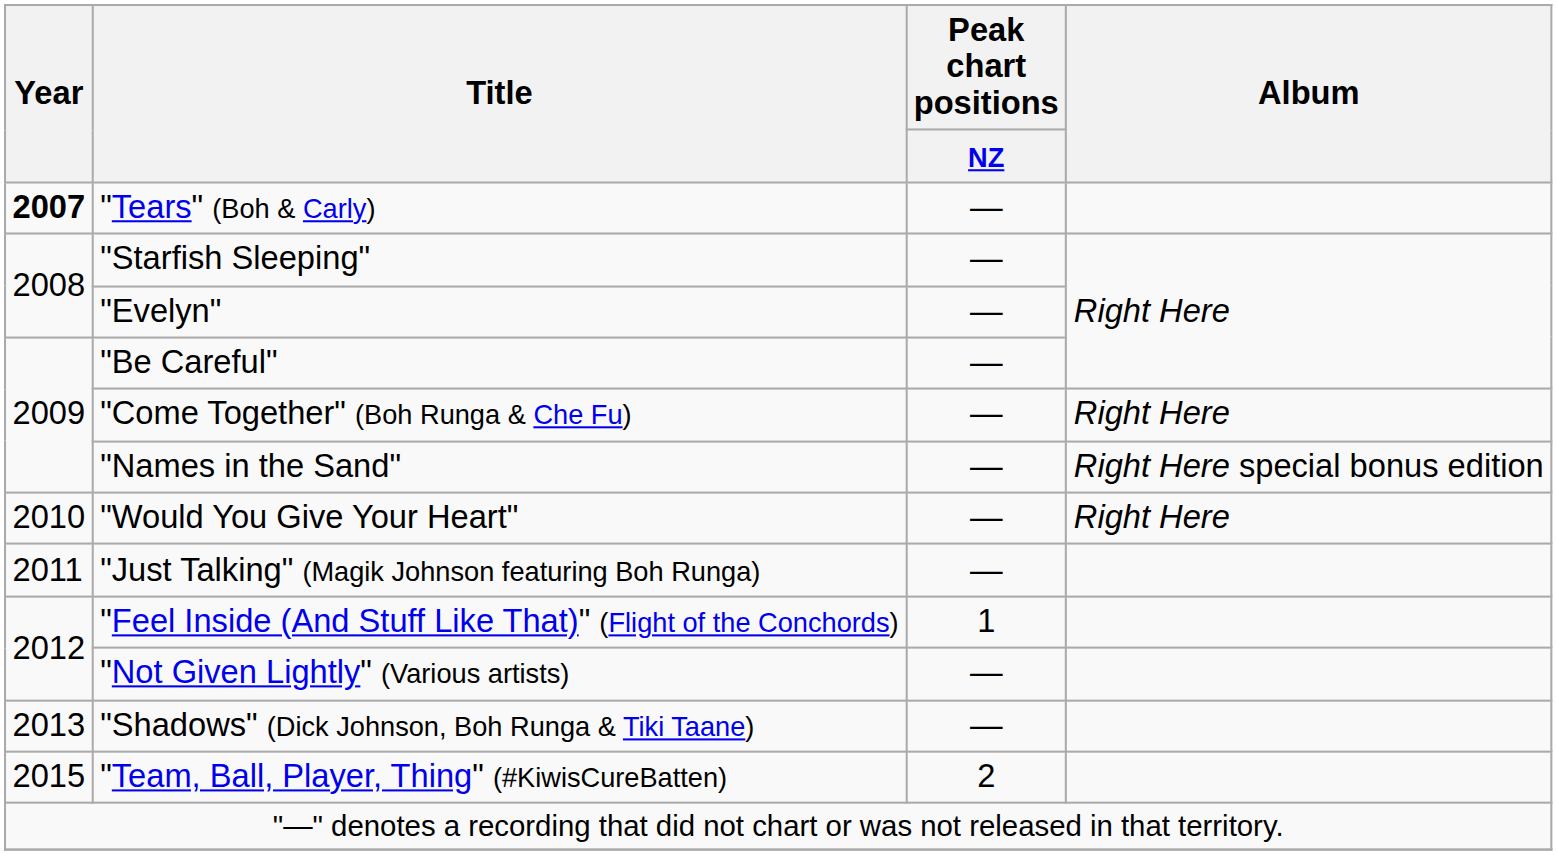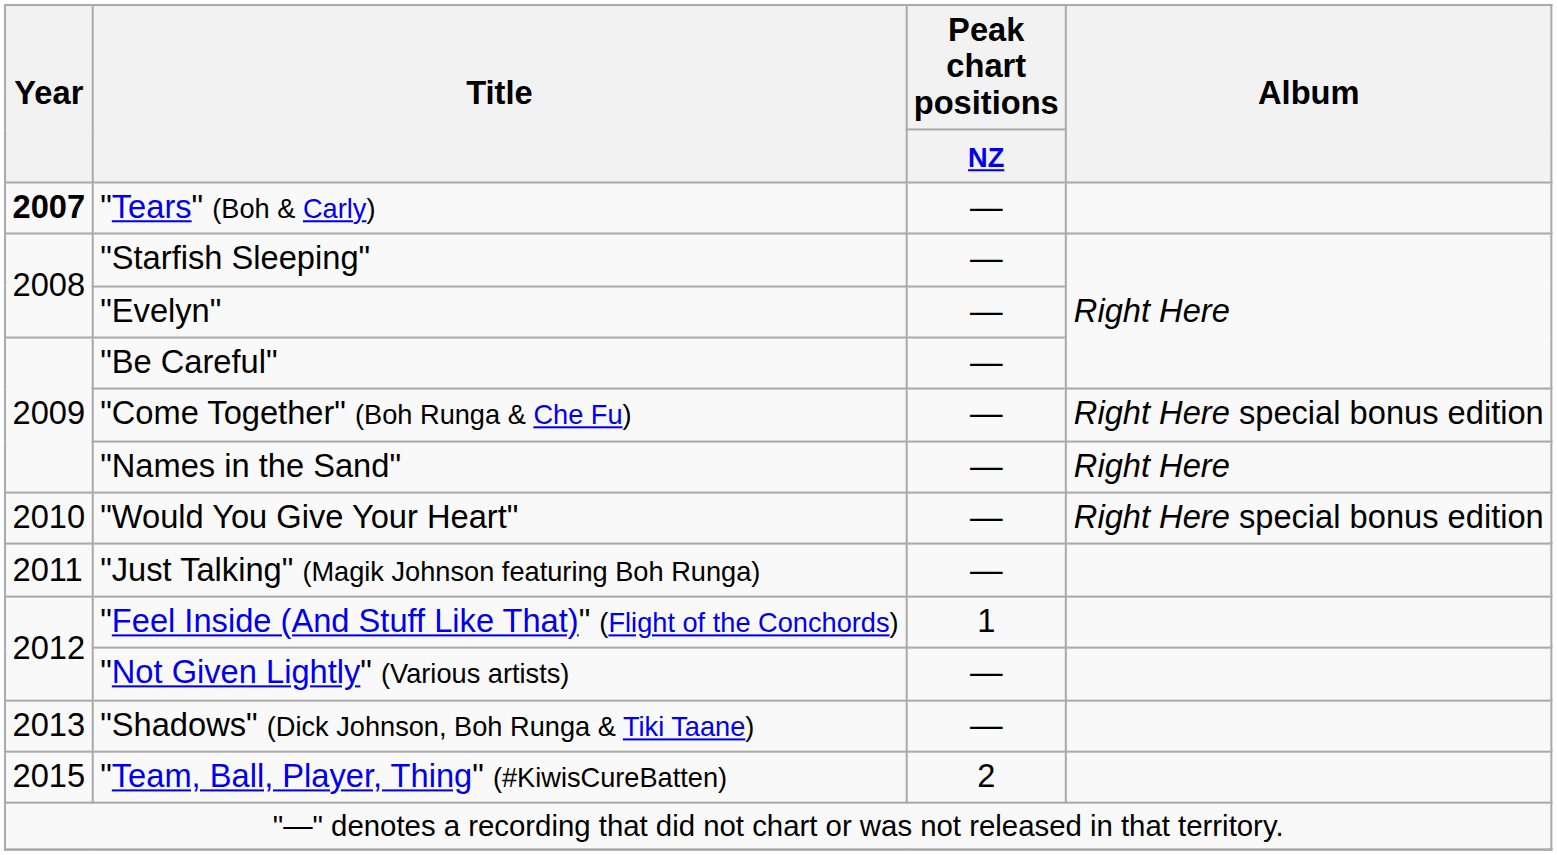(1152, 414) Right Here -> (1309, 414) Right Here special bonus edition
(1309, 466) Right Here special bonus edition -> (1152, 466) Right Here
(1152, 517) Right Here -> (1309, 517) Right Here special bonus edition
